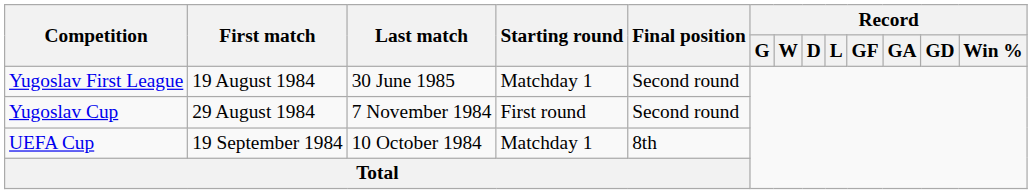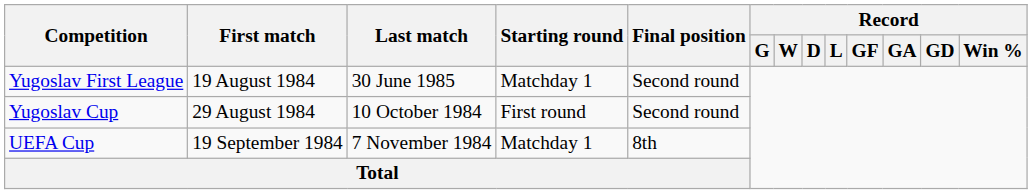(422, 111) 7 November 1984 -> (417, 111) 10 October 1984
(417, 142) 10 October 1984 -> (422, 142) 7 November 1984
